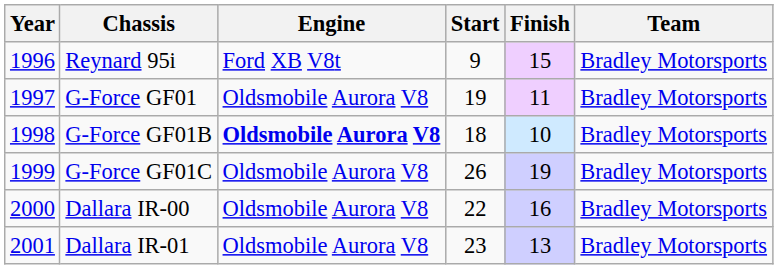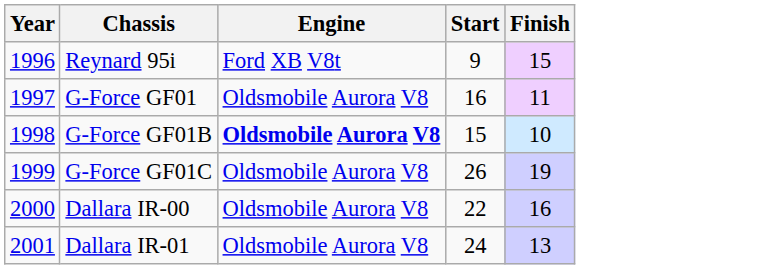- column: (674, 23)
(475, 97) 19 -> (475, 97) 16
(475, 134) 18 -> (475, 134) 15
(475, 245) 23 -> (475, 245) 24
